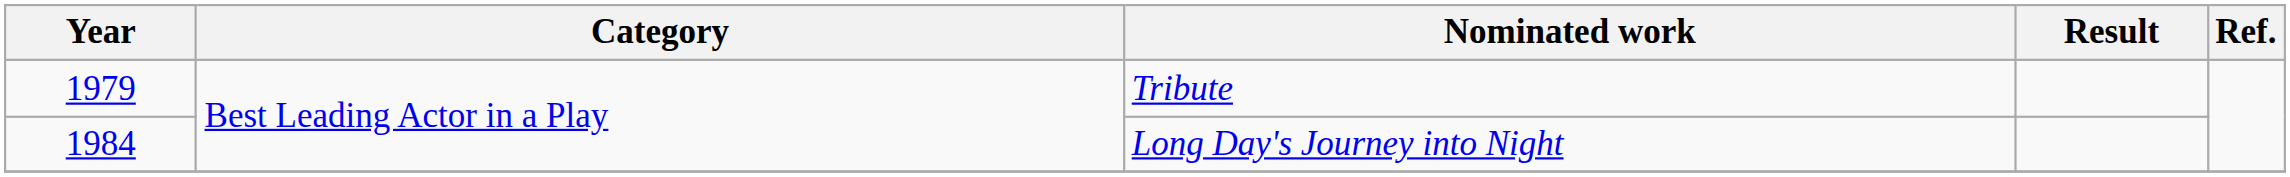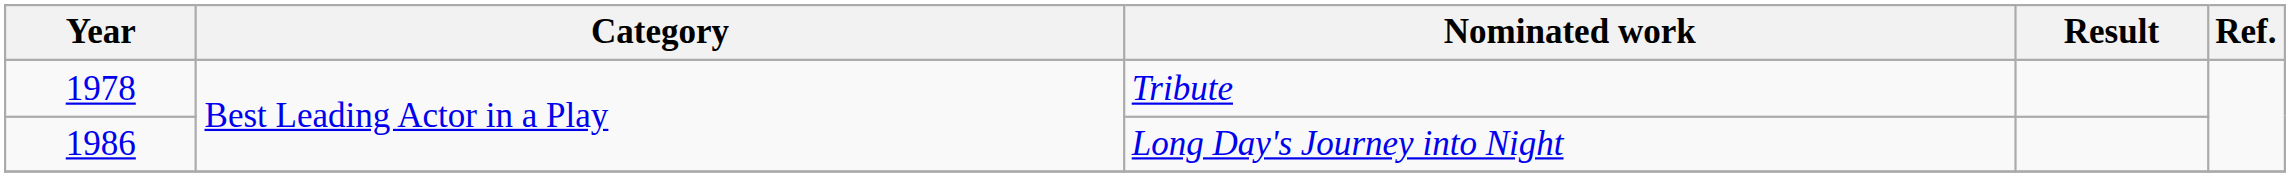(101, 87) 1979 -> (101, 87) 1978
(101, 143) 1984 -> (101, 143) 1986
